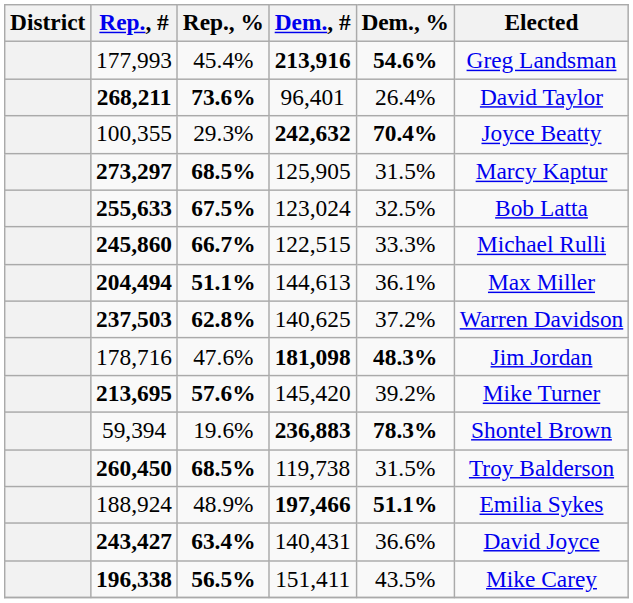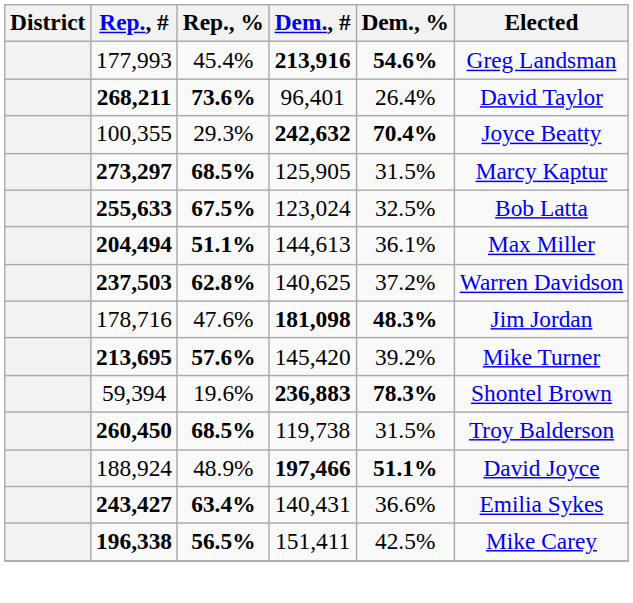- row: (134, 245)
(541, 504) Emilia Sykes -> (541, 467) David Joyce
(541, 541) David Joyce -> (541, 504) Emilia Sykes
(405, 578) 43.5% -> (405, 541) 42.5%
